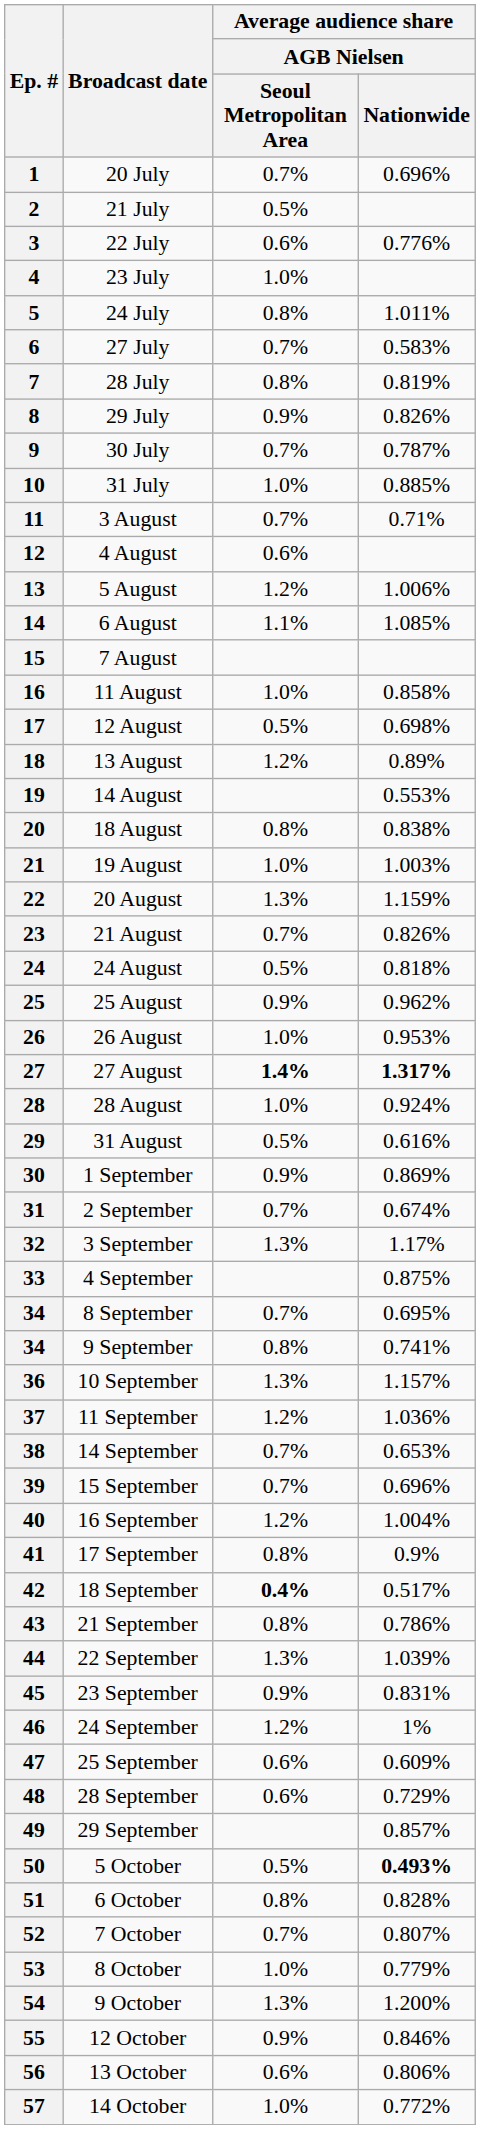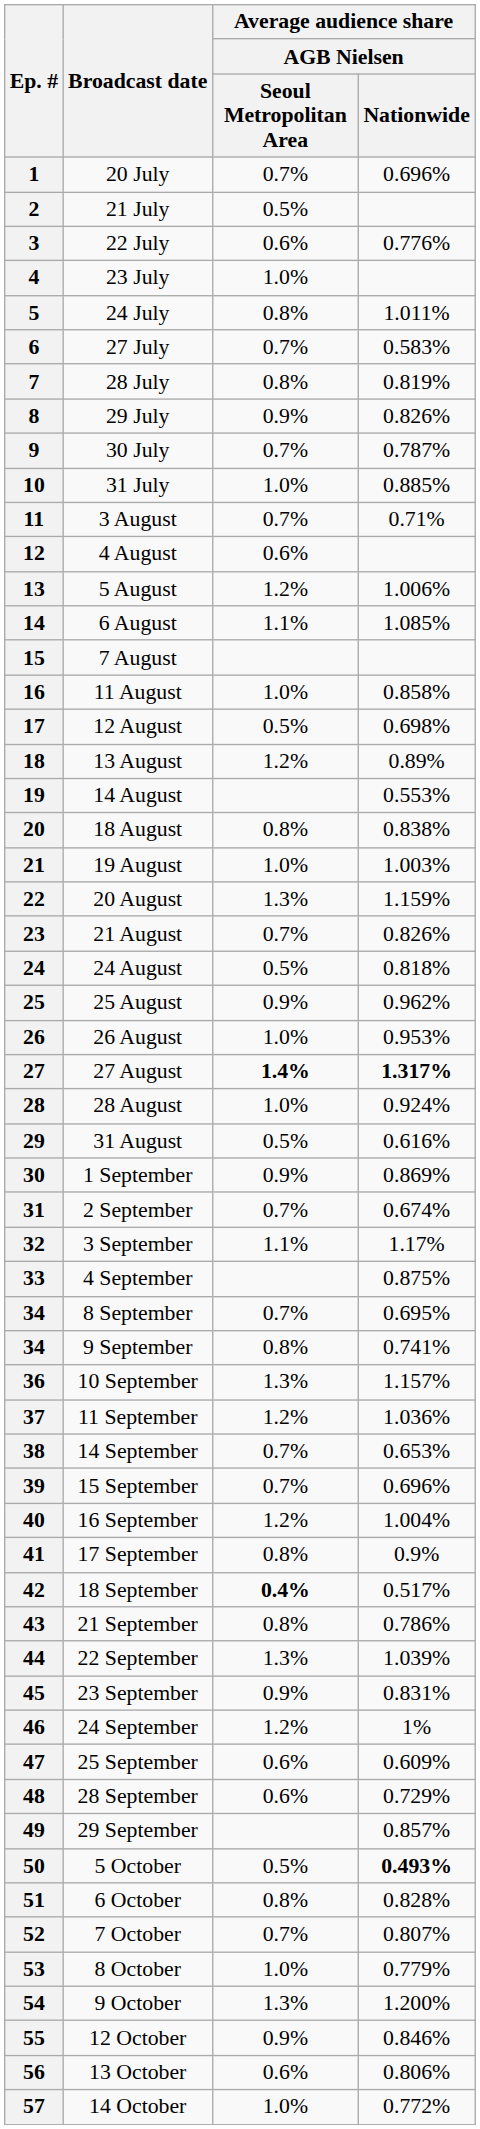(285, 1244) 1.3% -> (285, 1244) 1.1%
